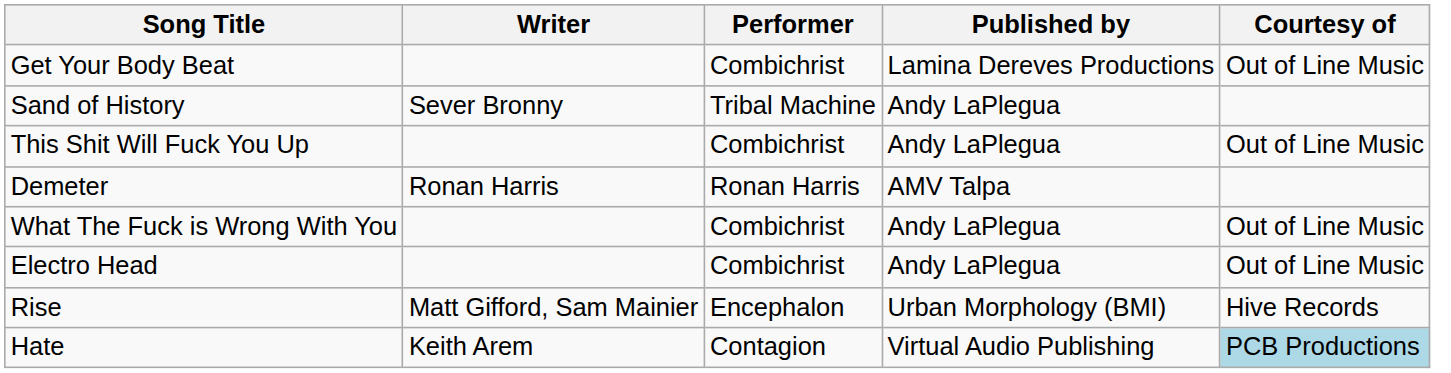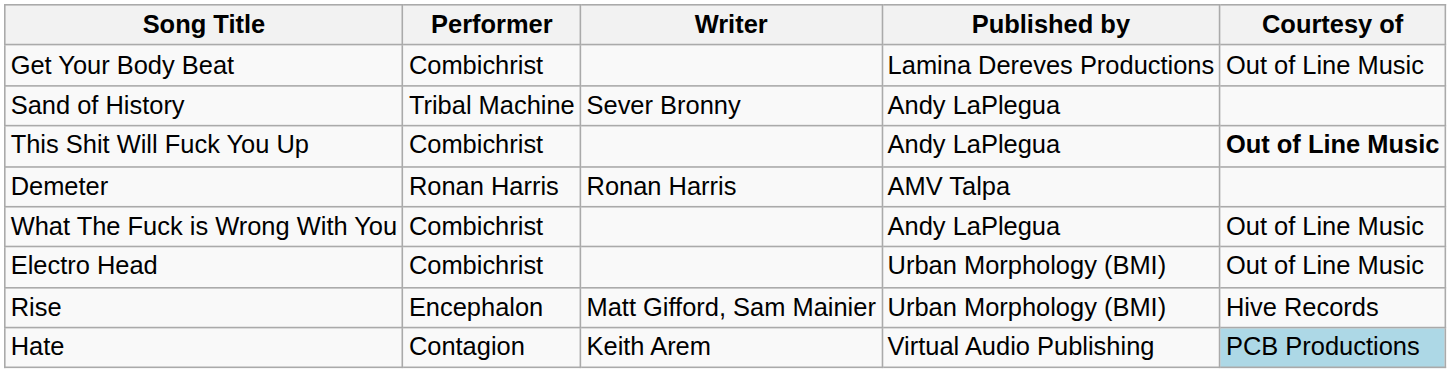columns swapped: (554, 24) <-> (793, 24)
(1325, 145) normal -> (1333, 145) bold
(974, 266) Andy LaPlegua -> (1027, 266) Urban Morphology (BMI)
